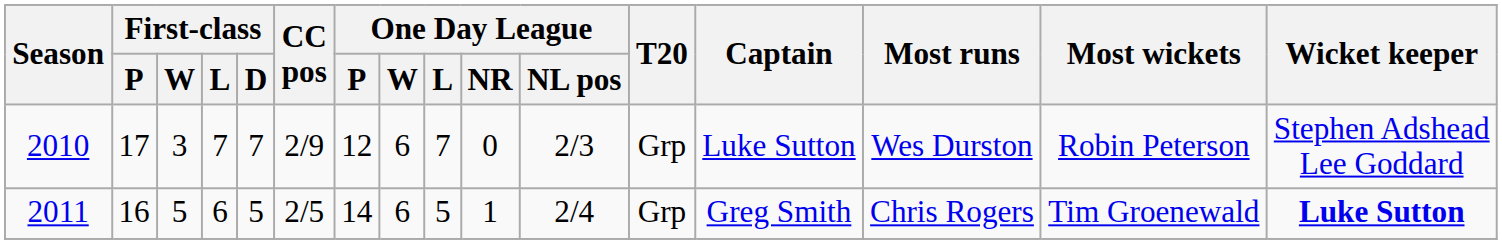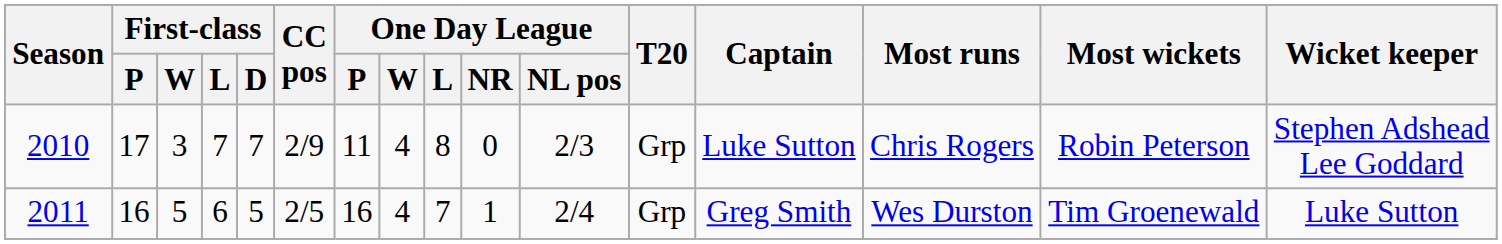(357, 145) 12 -> (357, 145) 11
(402, 145) 6 -> (402, 145) 4
(443, 145) 7 -> (443, 145) 8
(952, 145) Wes Durston -> (952, 145) Chris Rogers
(357, 212) 14 -> (357, 212) 16
(402, 212) 6 -> (402, 212) 4
(443, 212) 5 -> (443, 212) 7
(952, 212) Chris Rogers -> (952, 212) Wes Durston
(1382, 212) bold -> (1382, 212) normal
